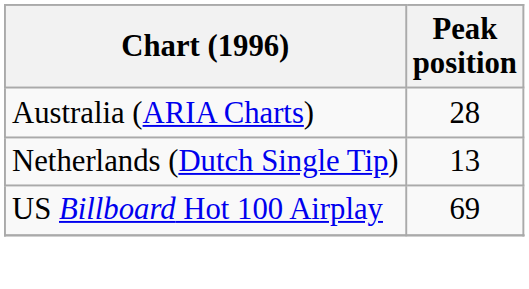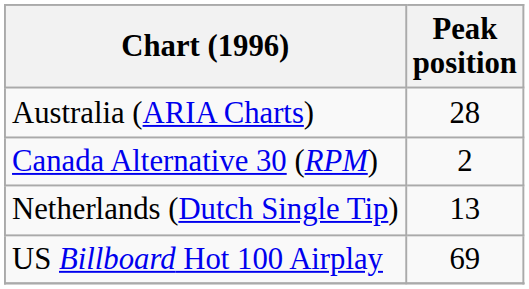+ row: (195, 160)
